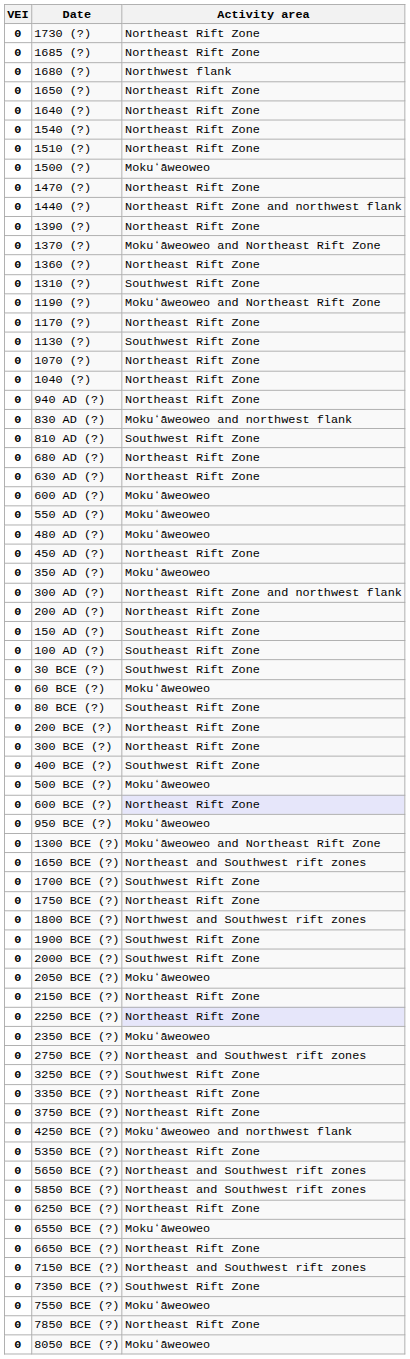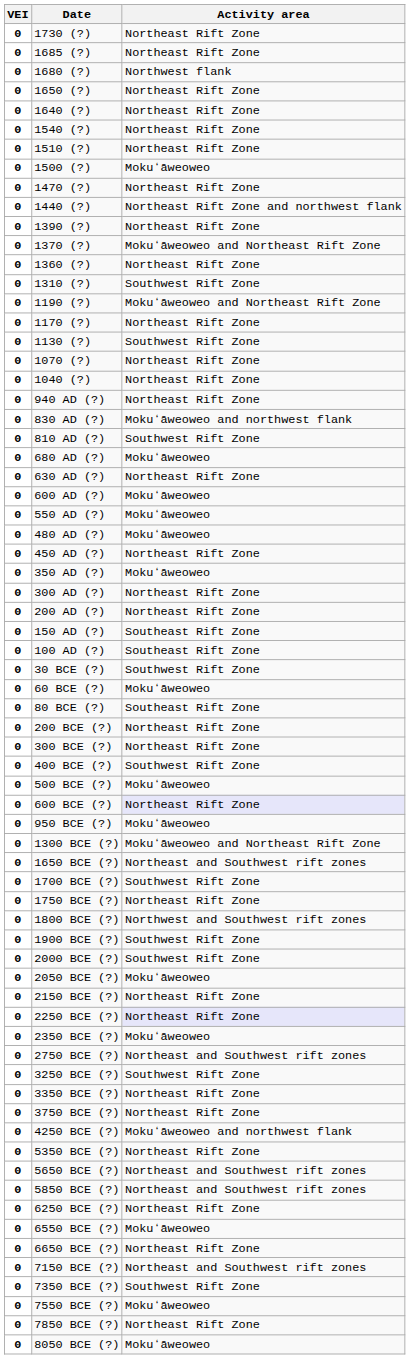(192, 458) Northeast Rift Zone -> (168, 458) Mokuʻāweoweo
(263, 593) Northeast Rift Zone and northwest flank -> (192, 593) Northeast Rift Zone
